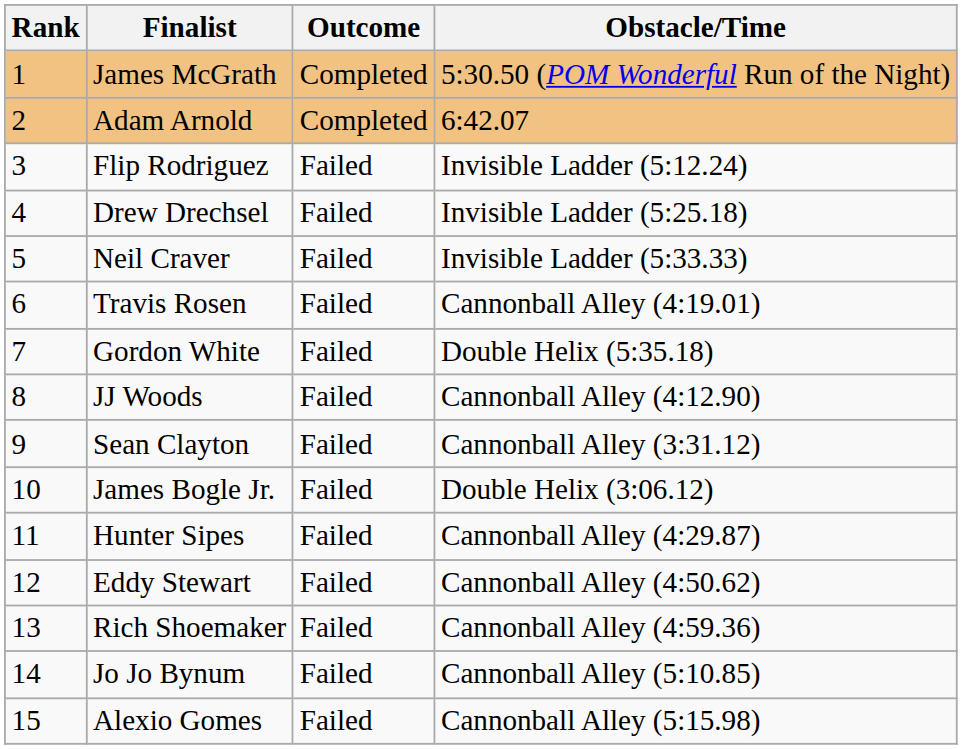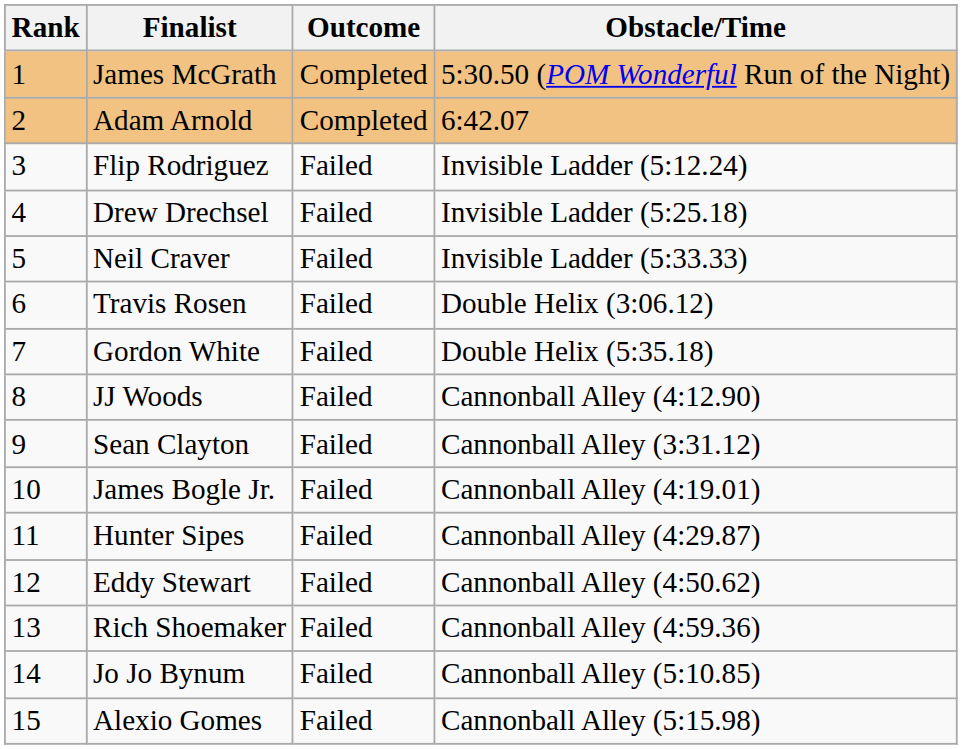(601, 304) Cannonball Alley (4:19.01) -> (577, 304) Double Helix (3:06.12)
(577, 489) Double Helix (3:06.12) -> (601, 489) Cannonball Alley (4:19.01)
